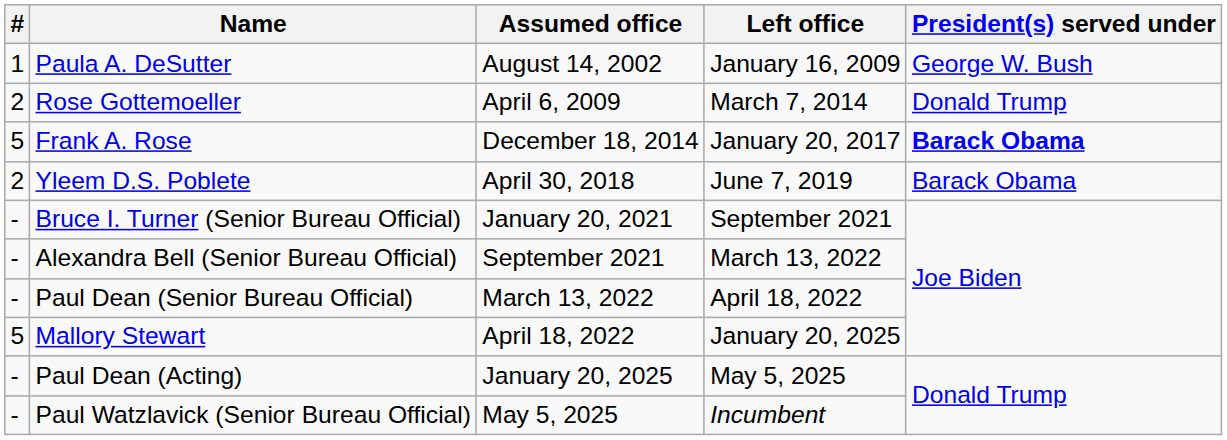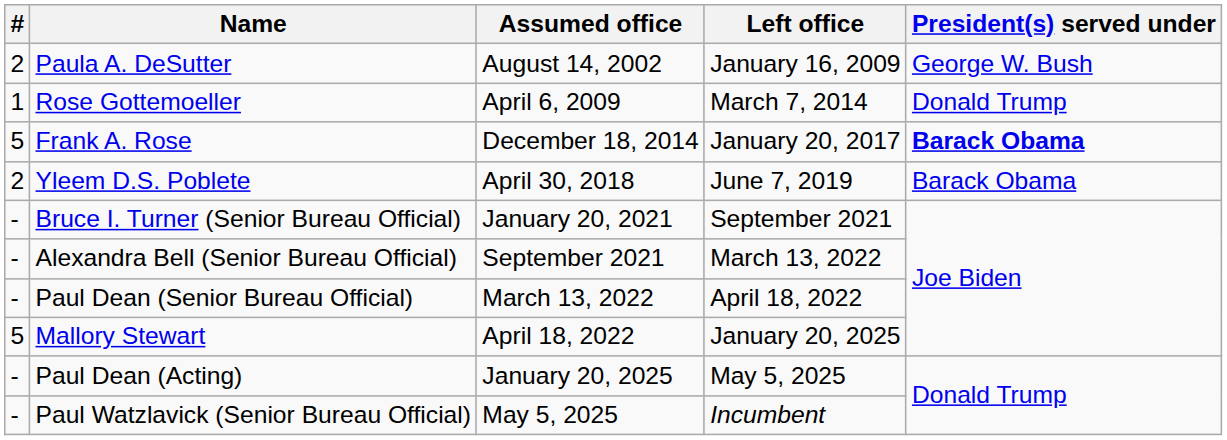(17, 63) 1 -> (17, 63) 2
(17, 102) 2 -> (17, 102) 1
